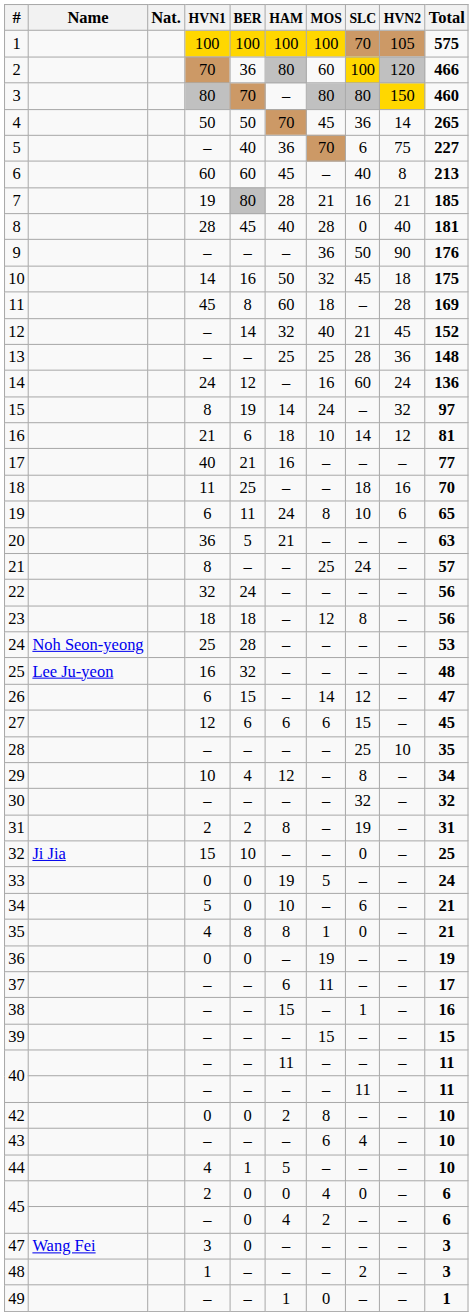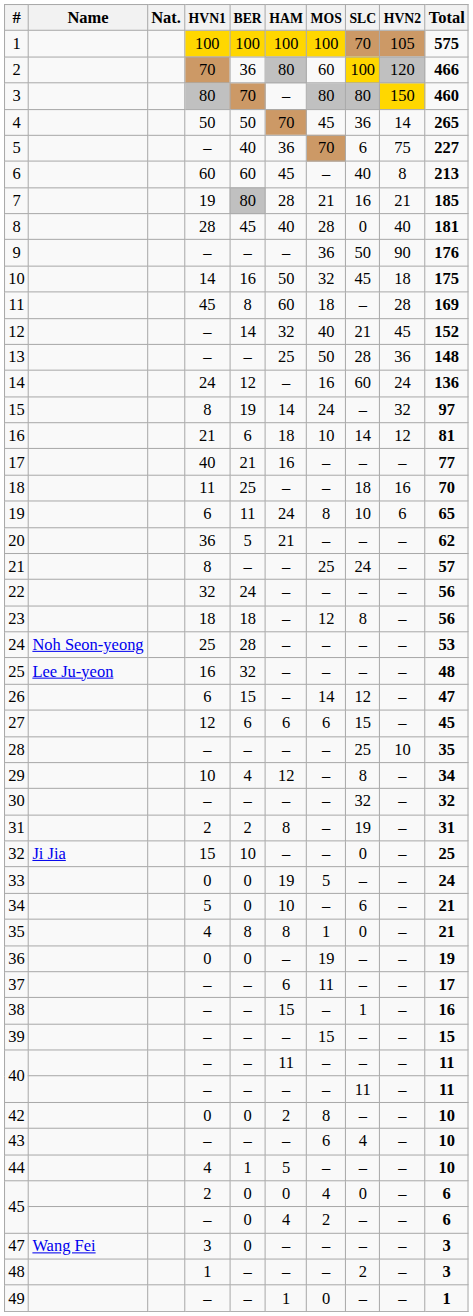(326, 357) 25 -> (326, 357) 50
(447, 540) 63 -> (447, 540) 62
